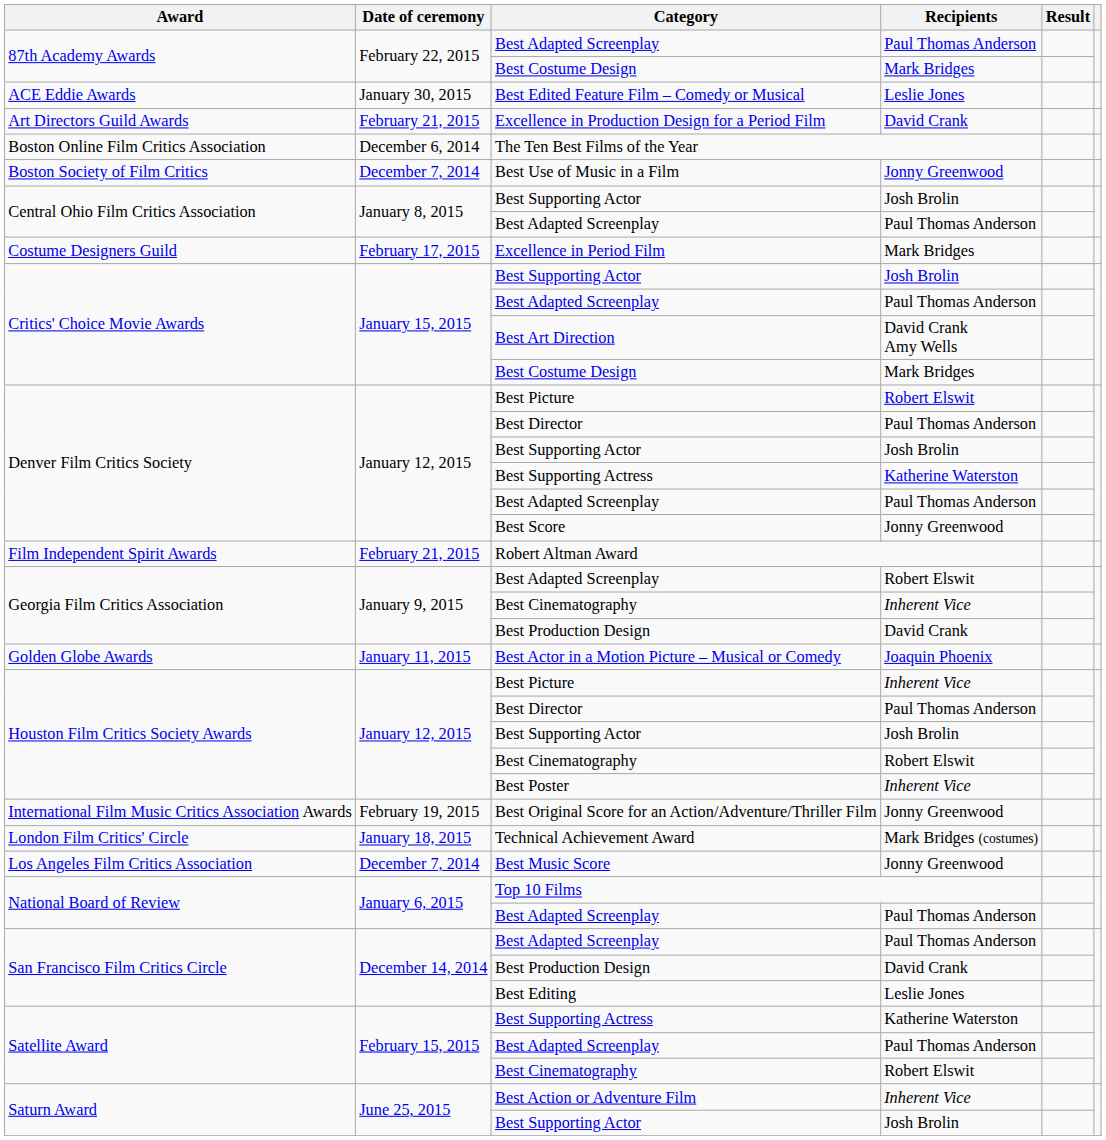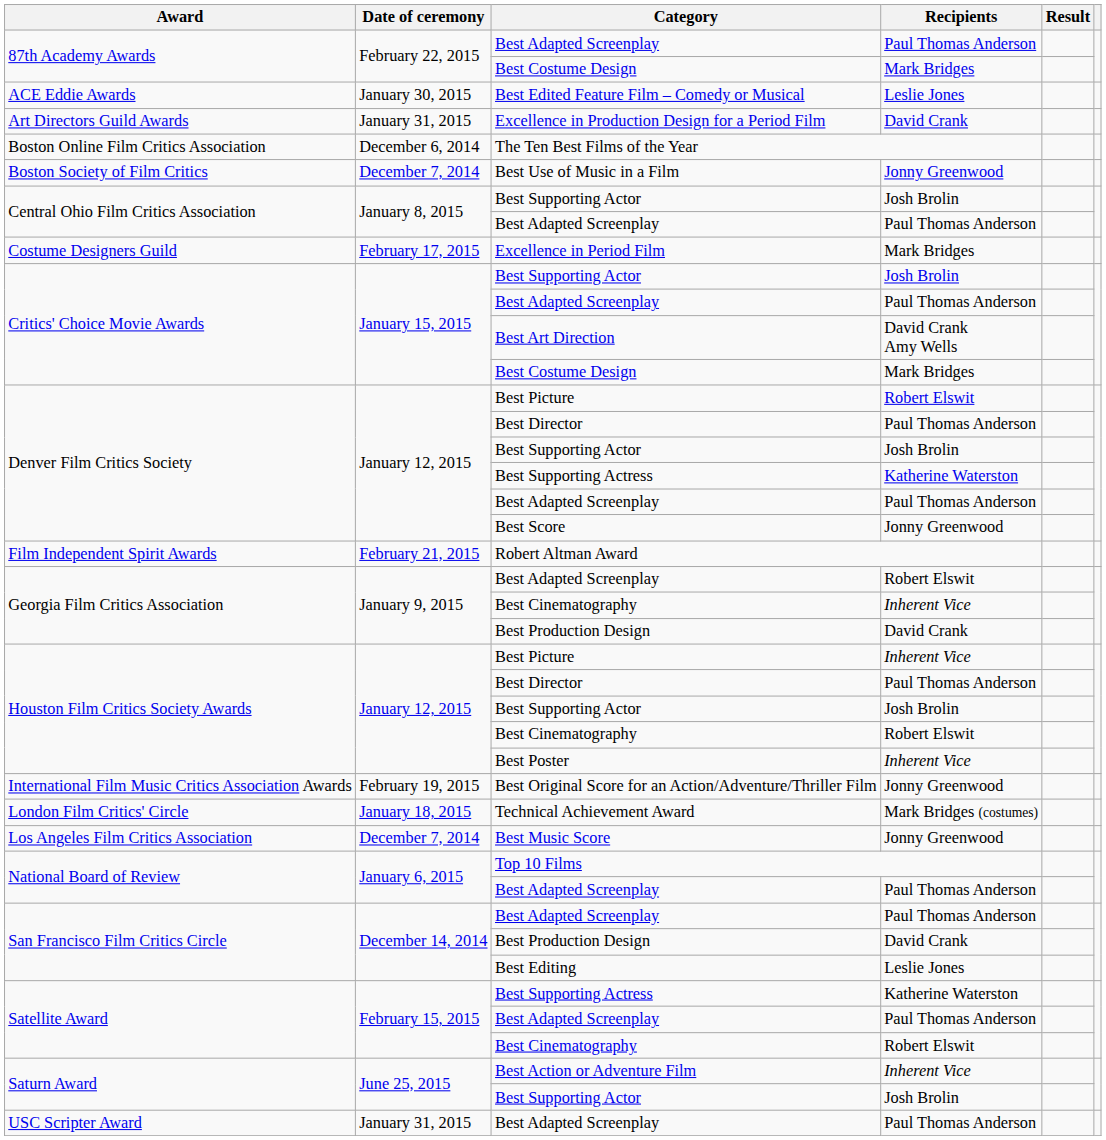(419, 120) February 21, 2015 -> (415, 120) January 31, 2015
- row: (80, 656)
+ row: (75, 1122)
